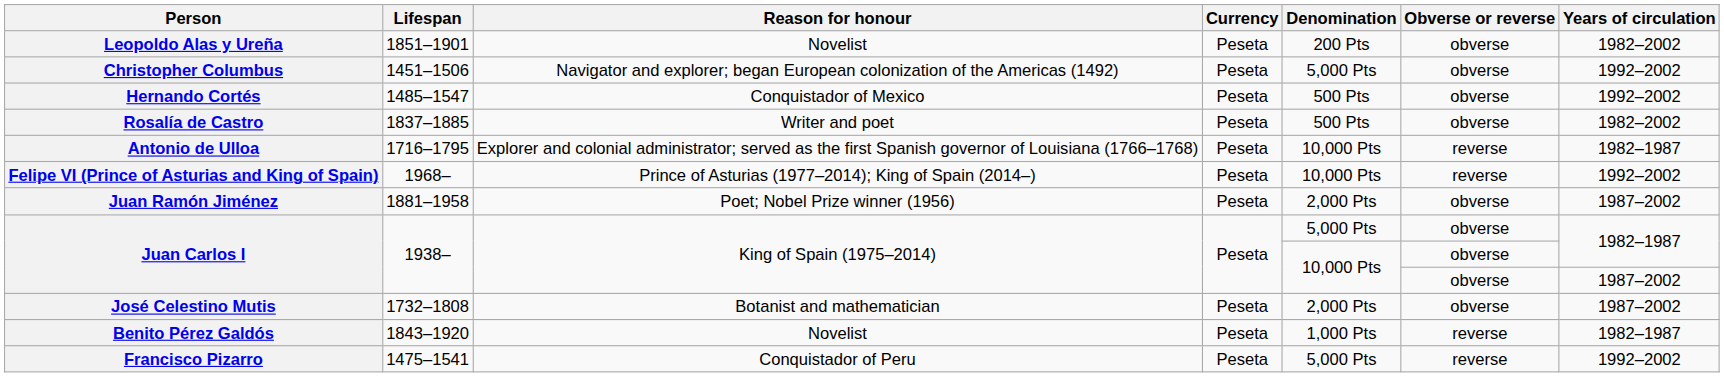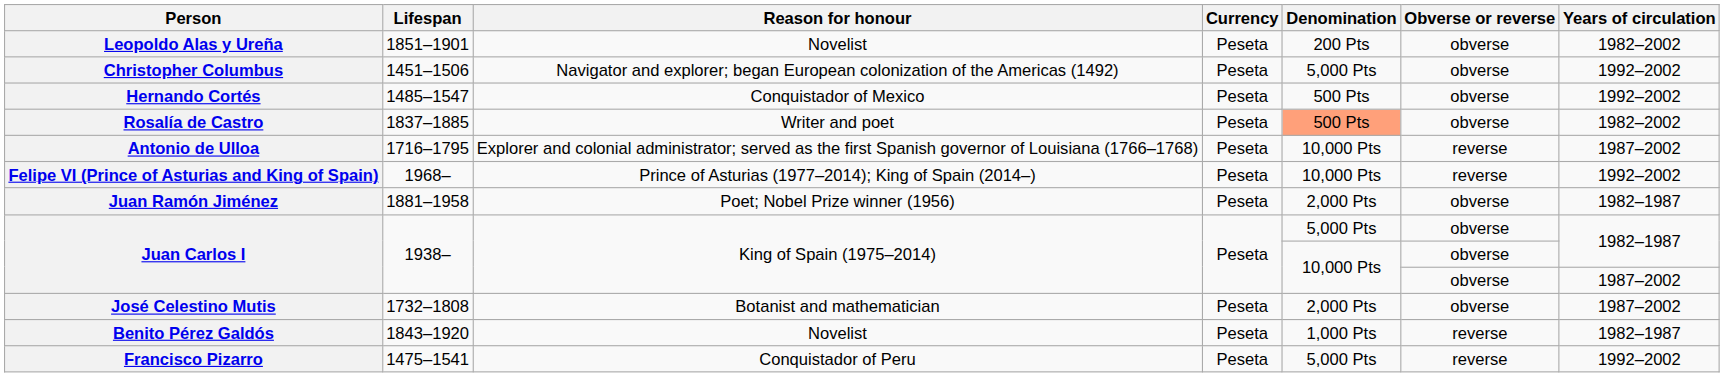(1341, 123) no background -> (1341, 123) lightsalmon background
(1639, 149) 1982–1987 -> (1639, 149) 1987–2002
(1639, 201) 1987–2002 -> (1639, 201) 1982–1987
